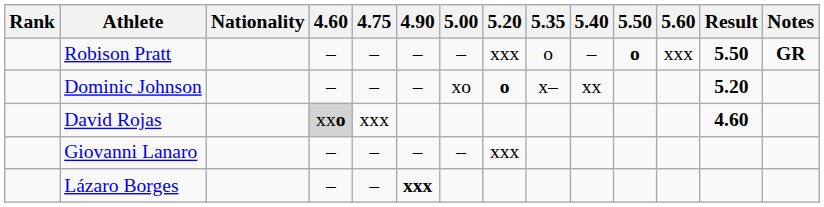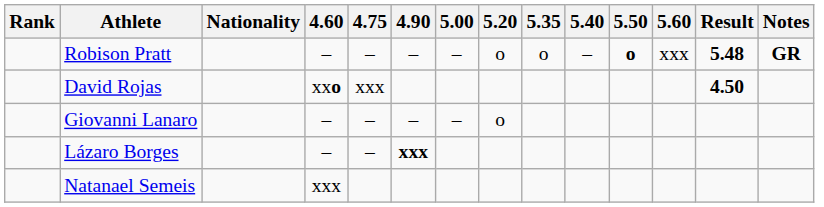(505, 53) xxx -> (500, 53) o
(731, 53) 5.50 -> (727, 53) 5.48
- row: (133, 86)
(331, 119) lightgrey background -> (326, 86) no background
(731, 119) 4.60 -> (727, 86) 4.50
(505, 152) xxx -> (500, 119) o
+ row: (130, 185)
